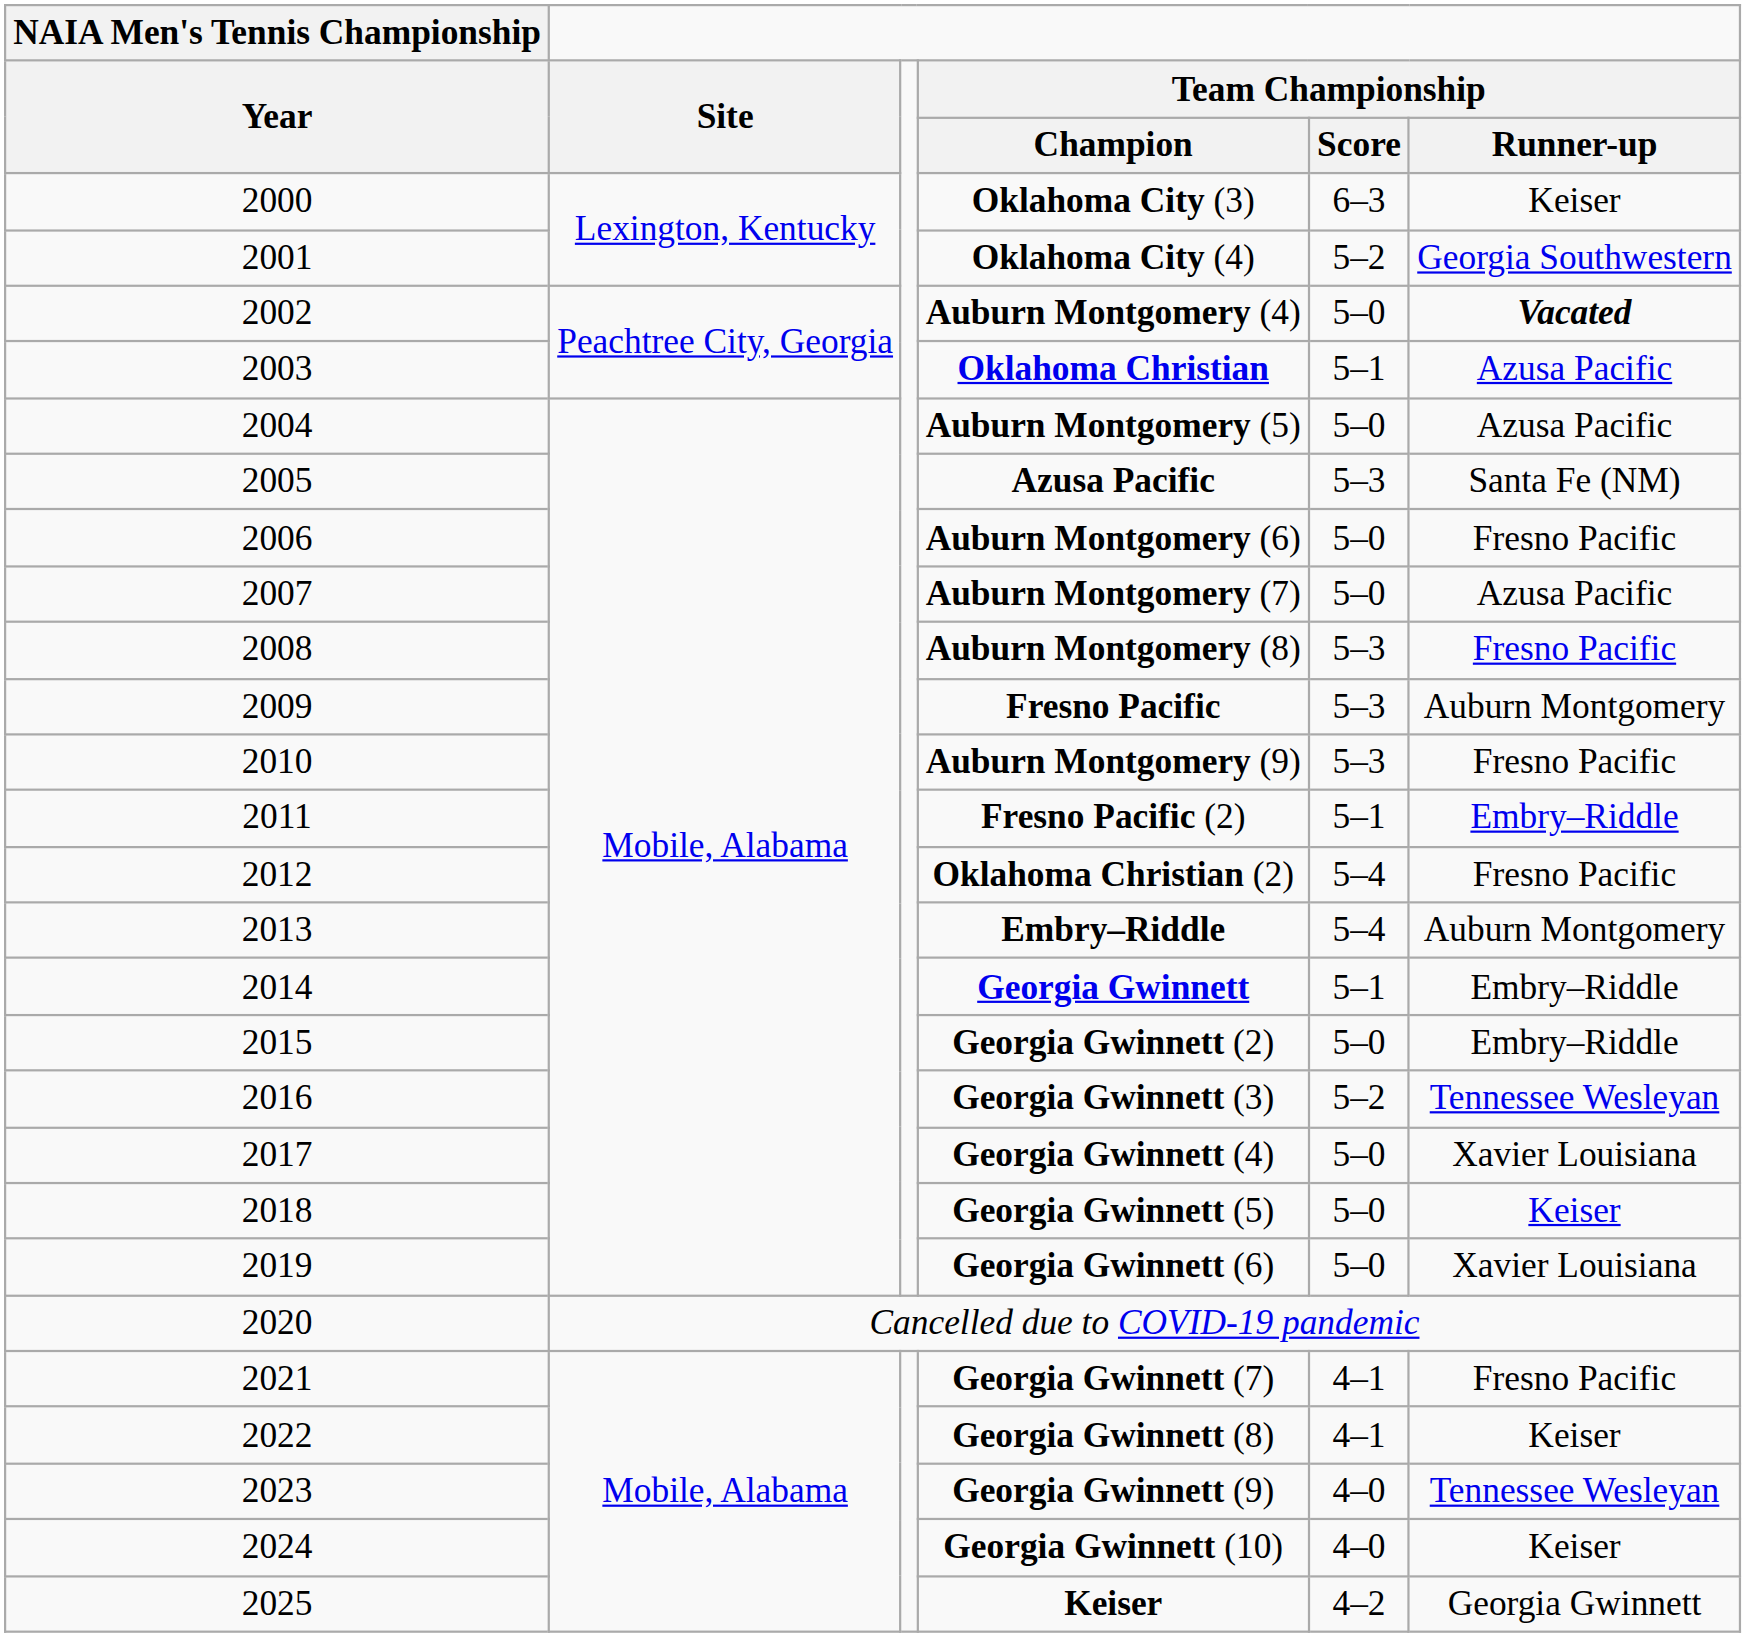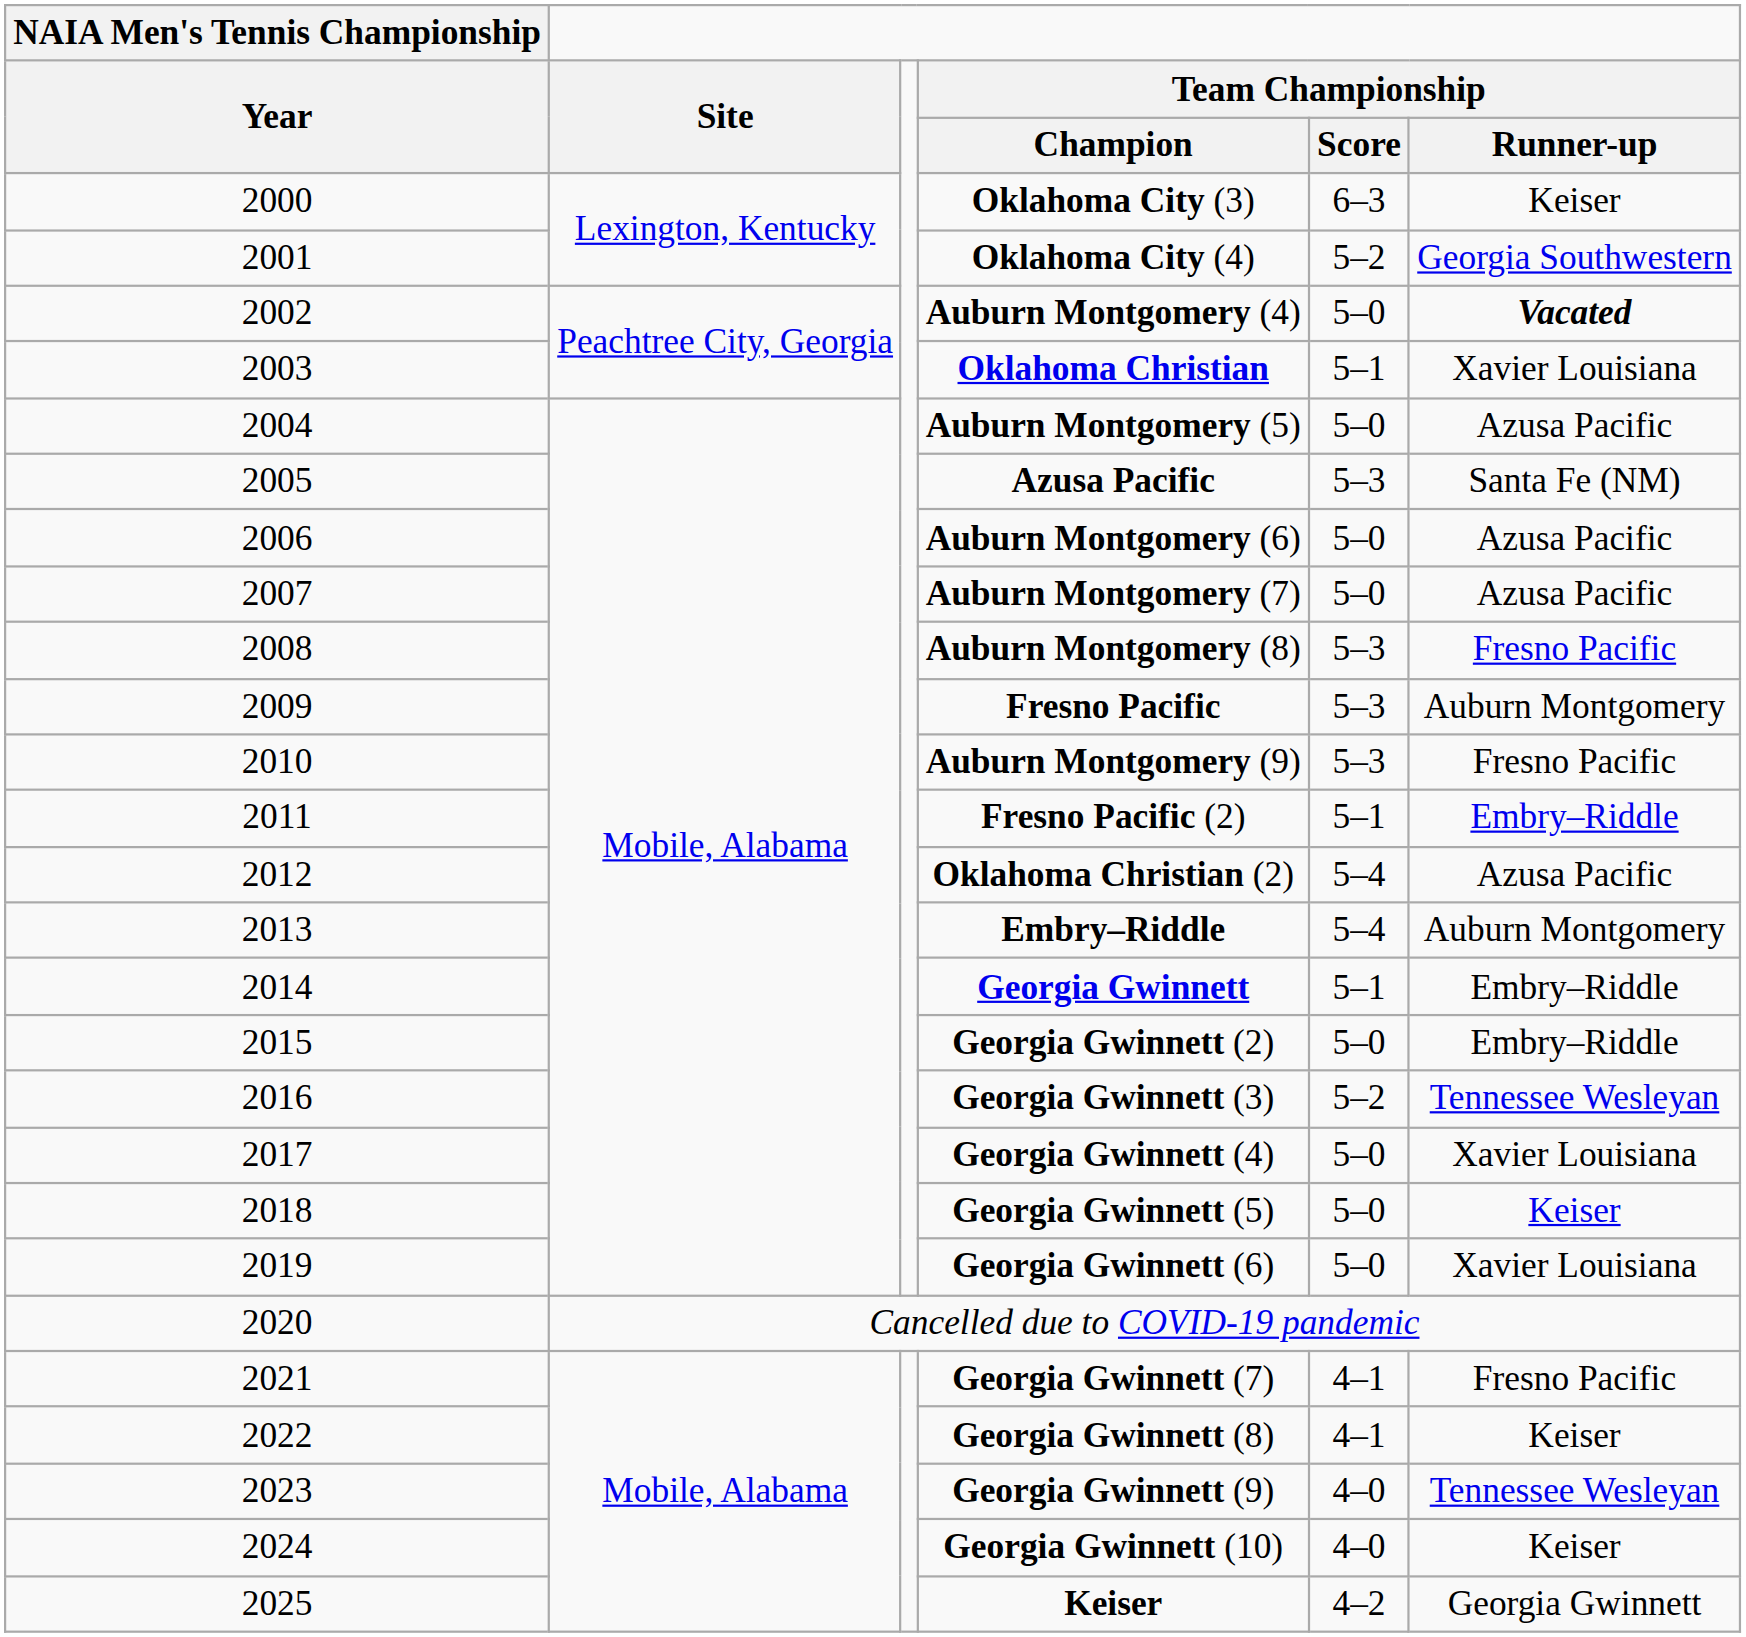(1575, 369) Azusa Pacific -> (1575, 369) Xavier Louisiana
(1574, 537) Fresno Pacific -> (1575, 537) Azusa Pacific
(1574, 873) Fresno Pacific -> (1575, 873) Azusa Pacific
